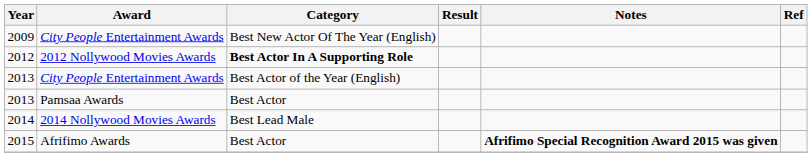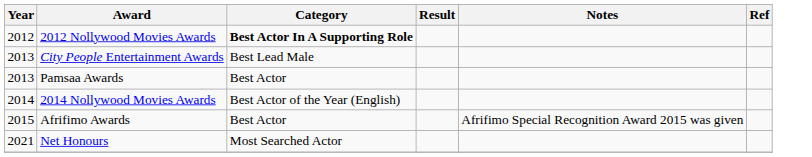- row: (21, 36)
(315, 78) Best Actor of the Year (English) -> (272, 57) Best Lead Male
(272, 120) Best Lead Male -> (315, 99) Best Actor of the Year (English)
(631, 141) bold -> (602, 120) normal
+ row: (21, 141)
